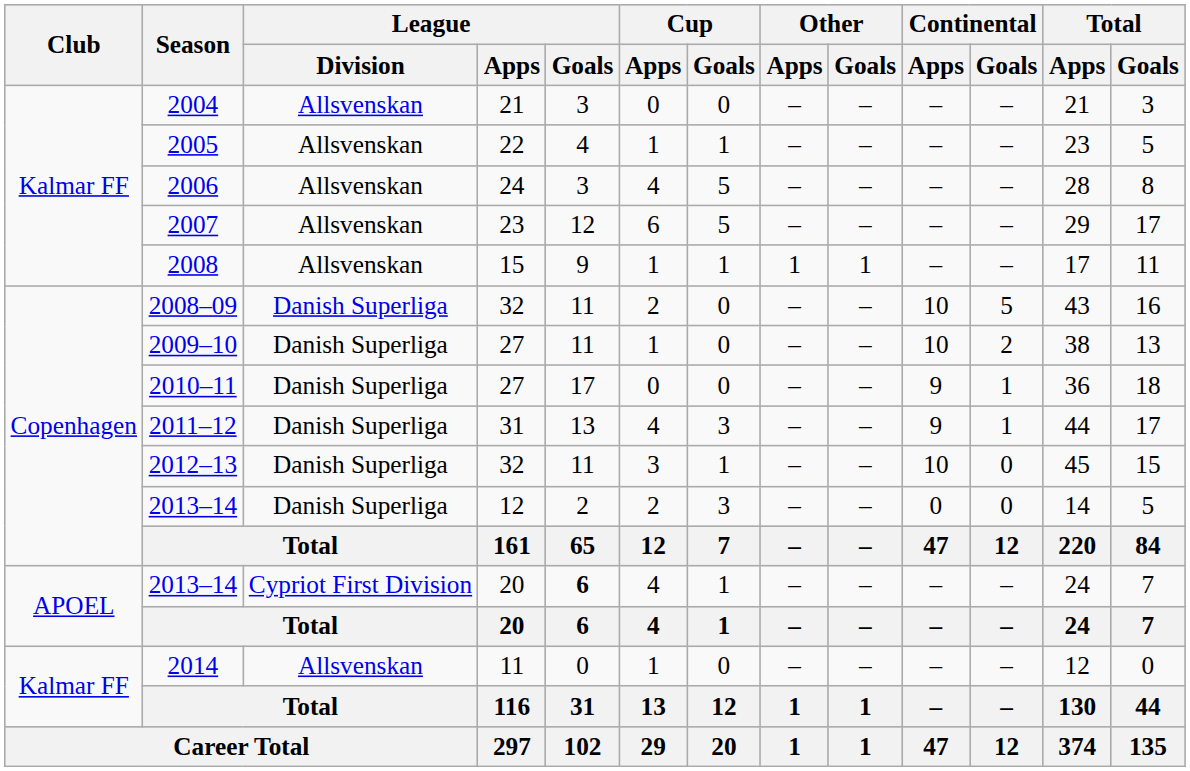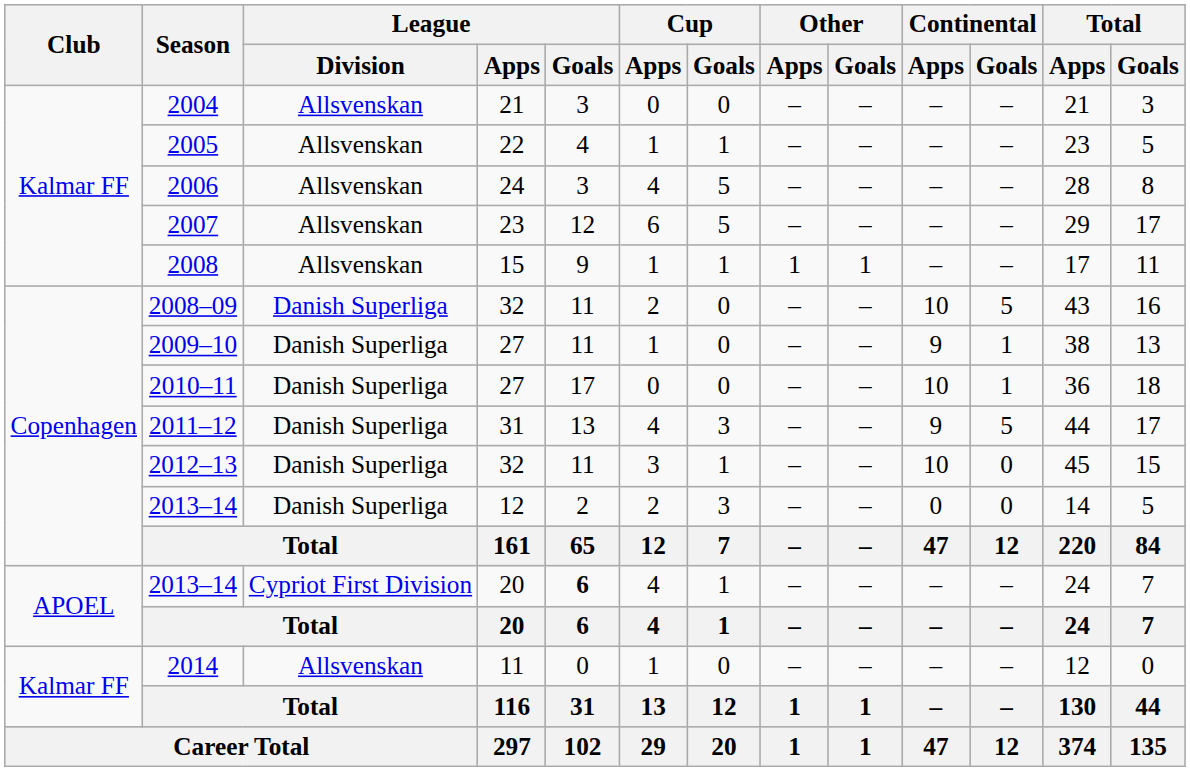(936, 345) 10 -> (936, 345) 9
(1007, 345) 2 -> (1007, 345) 1
(936, 385) 9 -> (936, 385) 10
(1007, 425) 1 -> (1007, 425) 5
